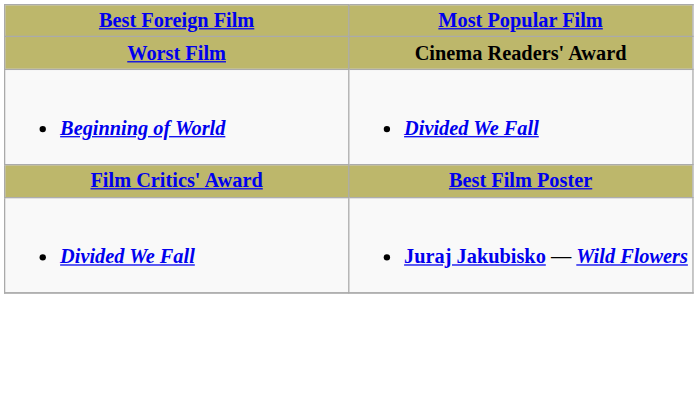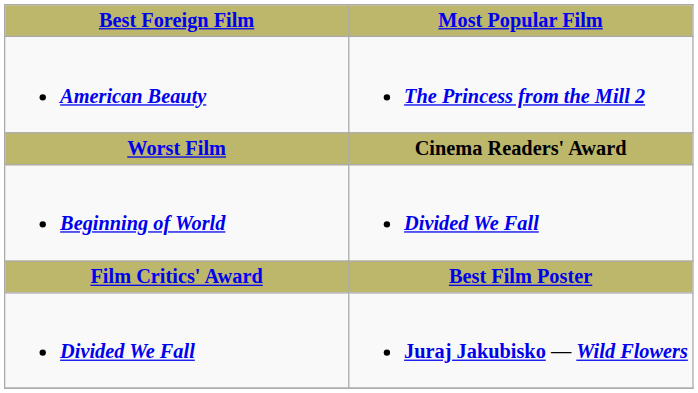+ row: (177, 96)
